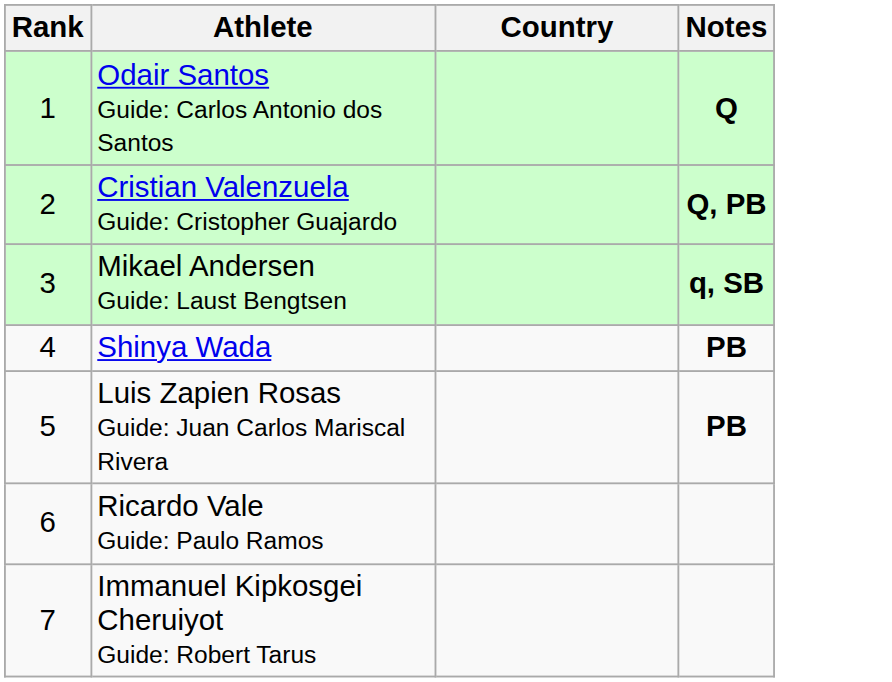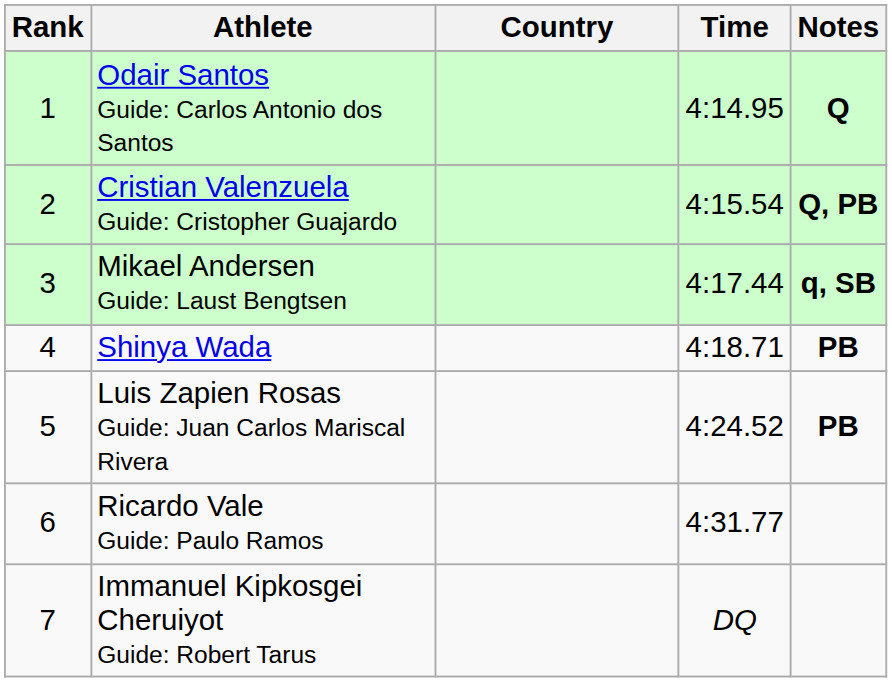+ column: (735, 27)
